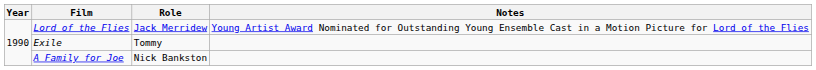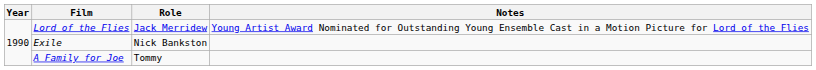(148, 42) Tommy -> (170, 42) Nick Bankston
(170, 58) Nick Bankston -> (148, 58) Tommy
